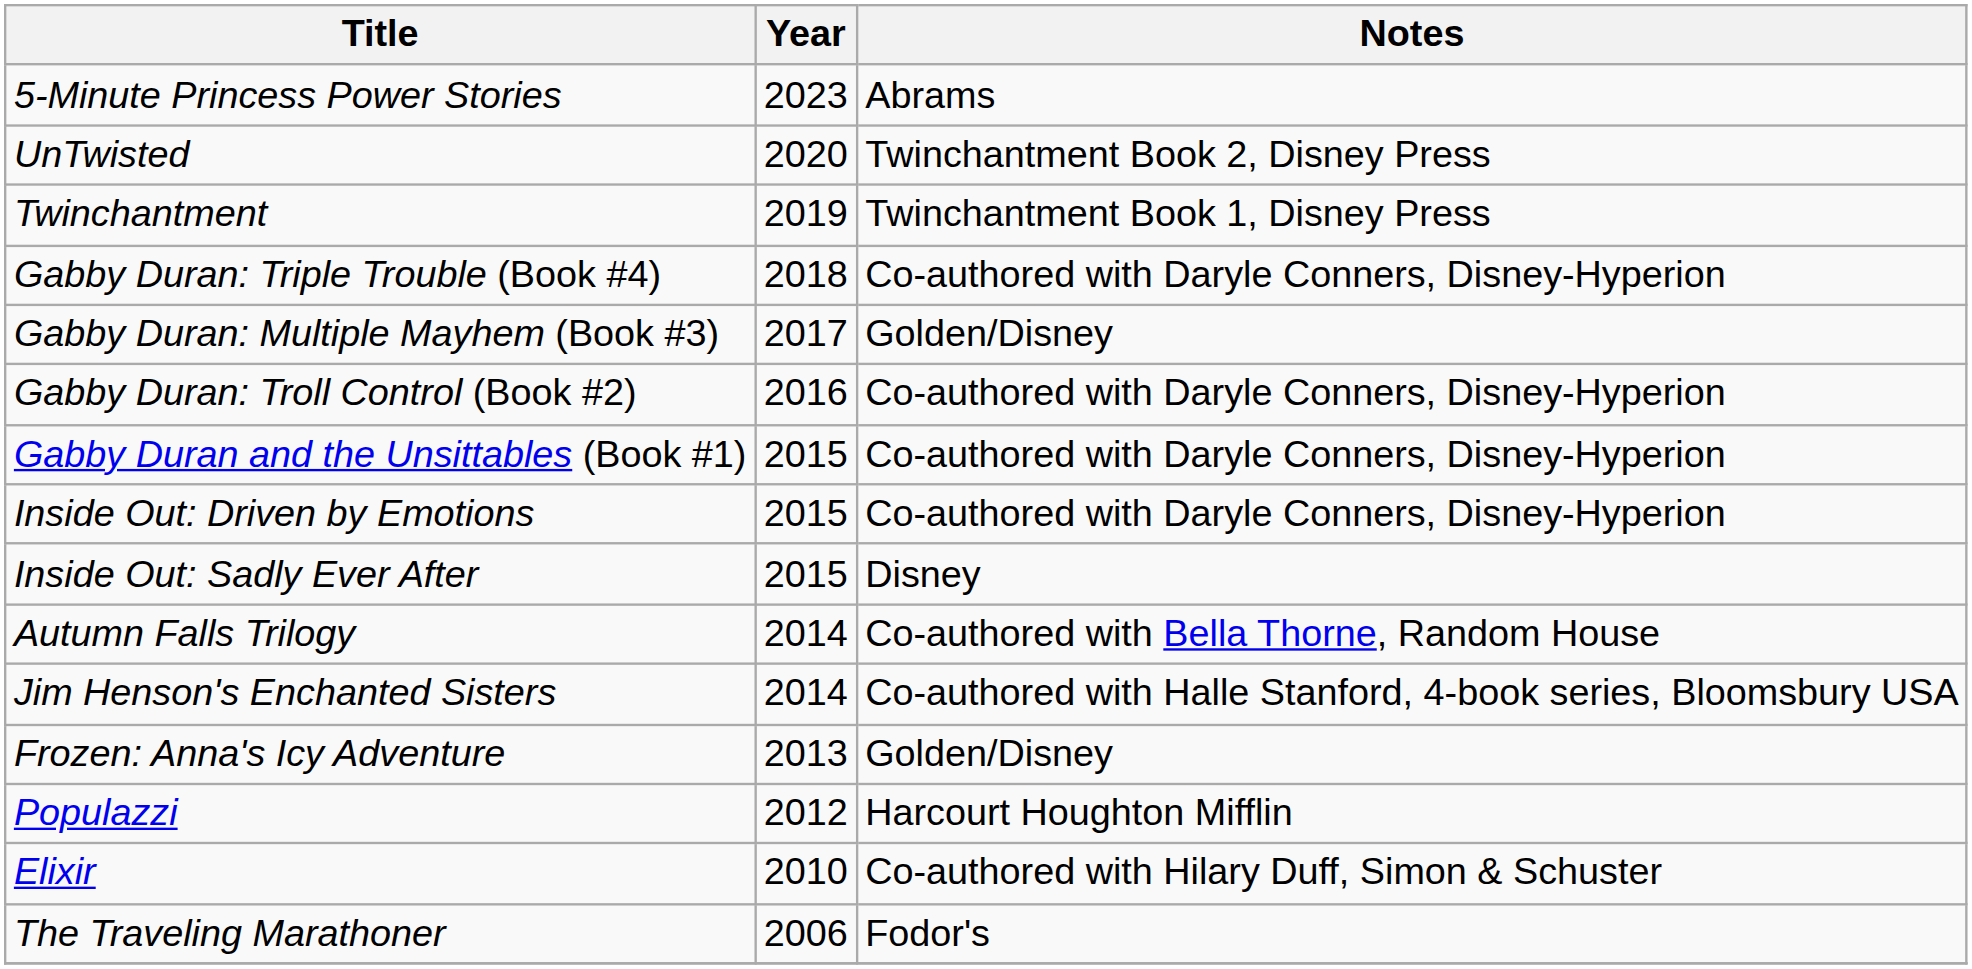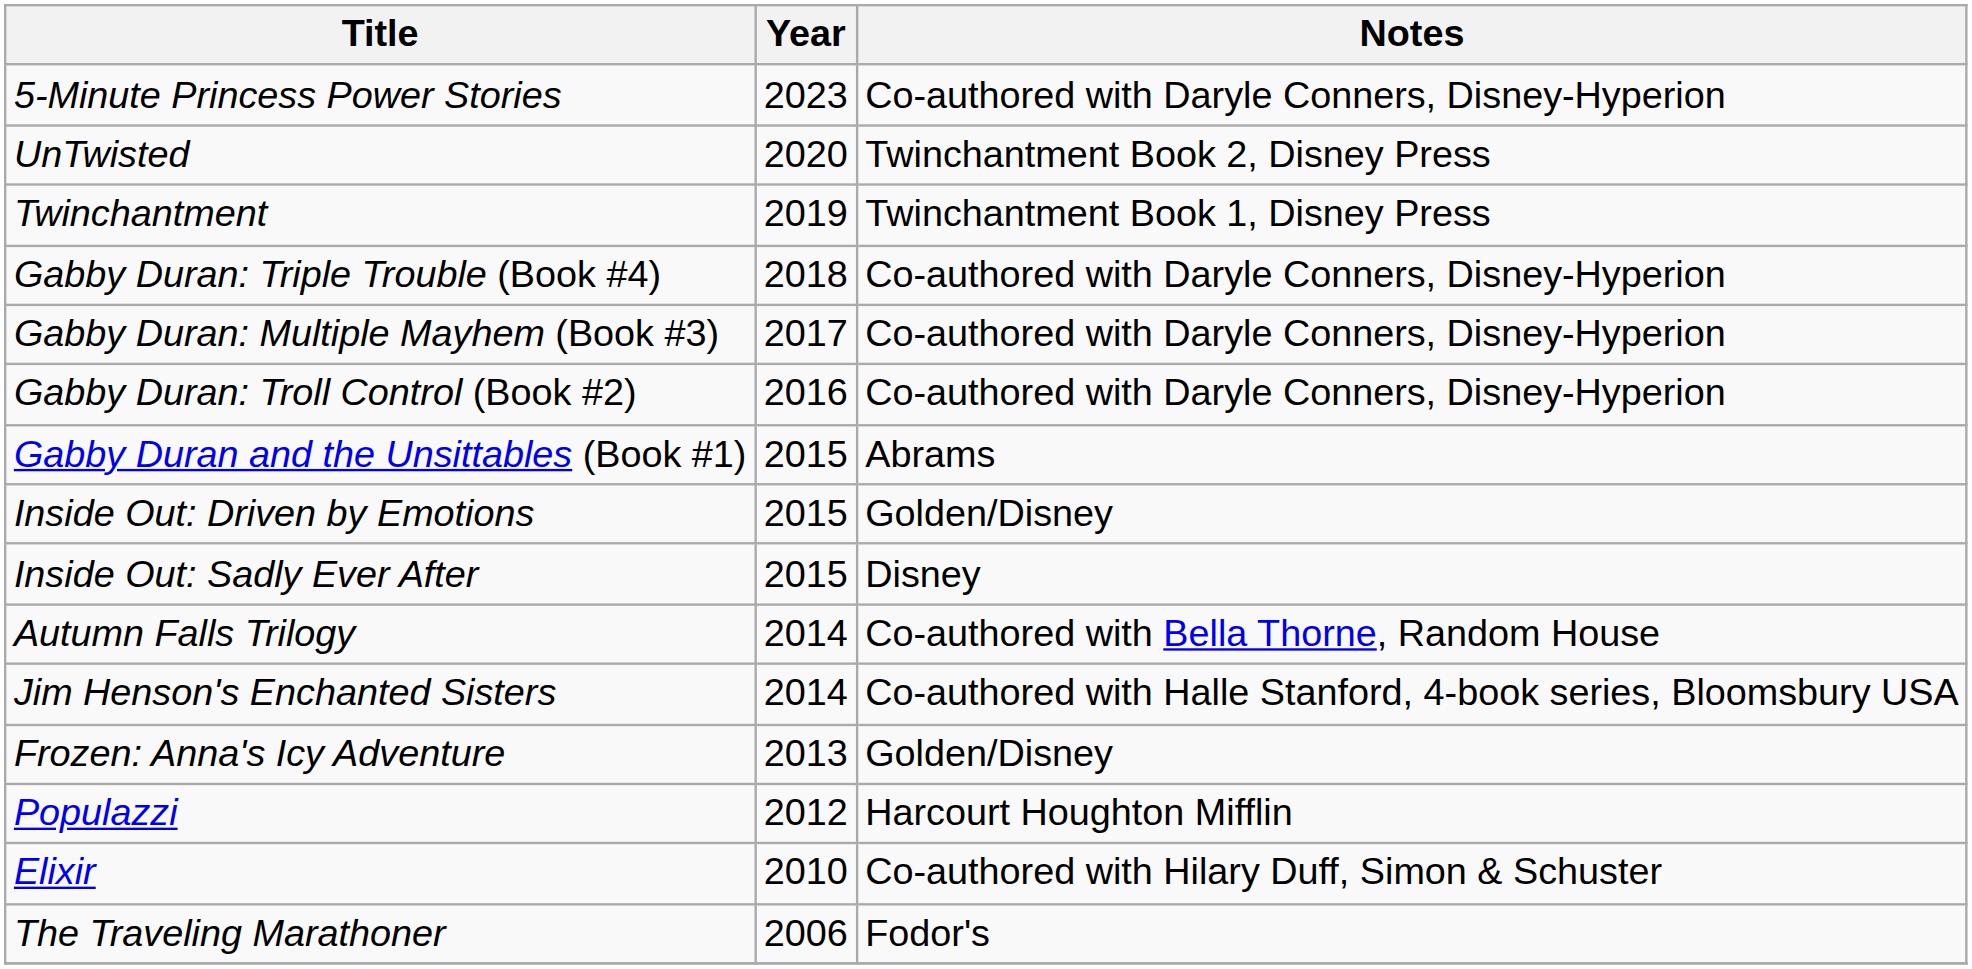(930, 94) Abrams -> (1295, 94) Co-authored with Daryle Conners, Disney-Hyperion
(989, 333) Golden/Disney -> (1295, 333) Co-authored with Daryle Conners, Disney-Hyperion
(1295, 453) Co-authored with Daryle Conners, Disney-Hyperion -> (930, 453) Abrams
(1295, 513) Co-authored with Daryle Conners, Disney-Hyperion -> (989, 513) Golden/Disney
